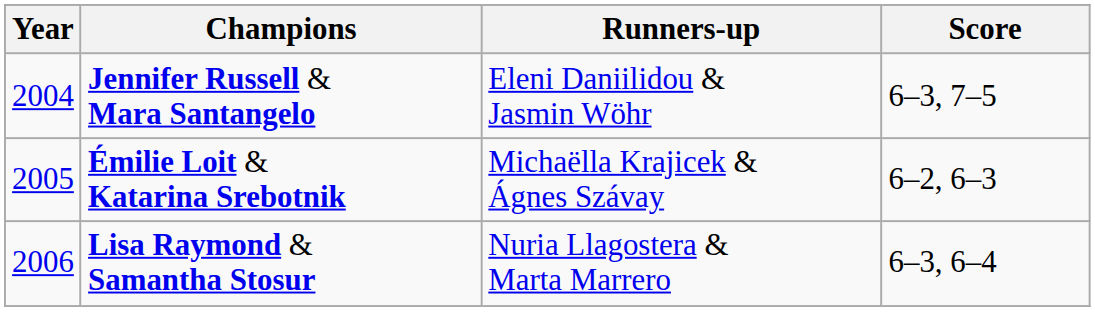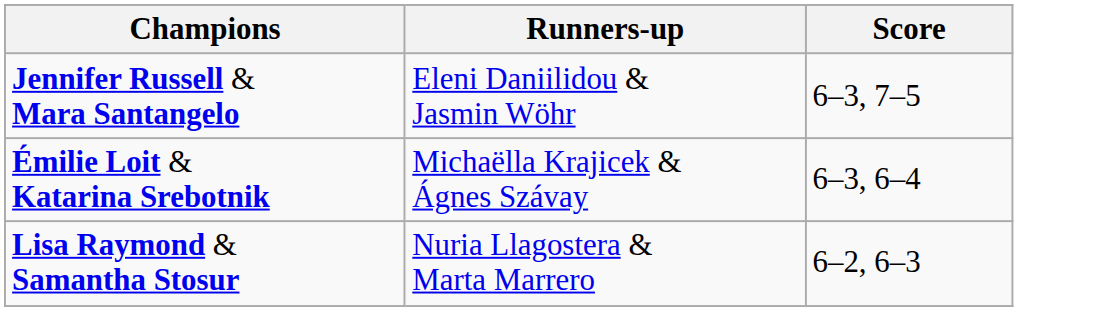- column: (43, 28)
(943, 179) 6–2, 6–3 -> (867, 179) 6–3, 6–4
(943, 262) 6–3, 6–4 -> (867, 262) 6–2, 6–3
